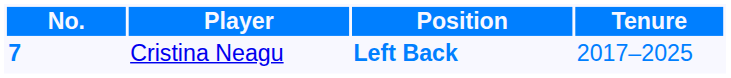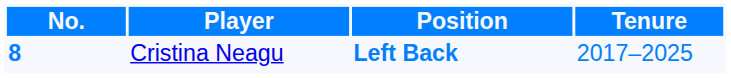(15, 53) 7 -> (15, 53) 8
